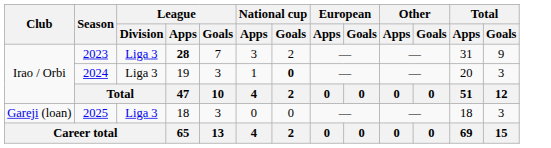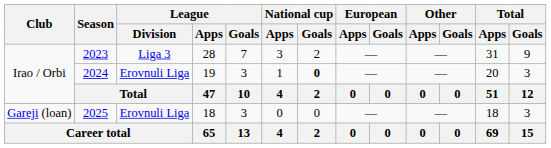(183, 53) bold -> (209, 53) normal
(141, 73) Liga 3 -> (154, 73) Erovnuli Liga
(141, 113) Liga 3 -> (154, 113) Erovnuli Liga
